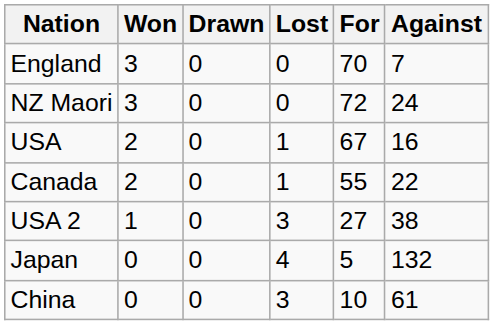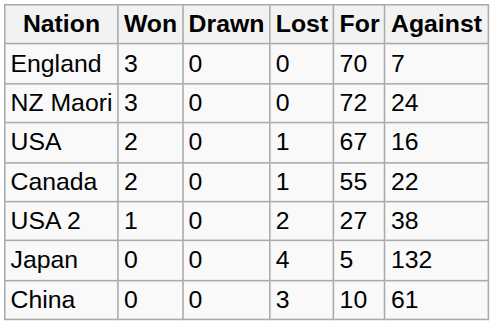(283, 220) 3 -> (283, 220) 2
